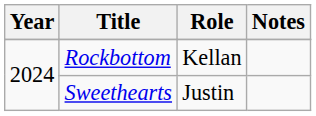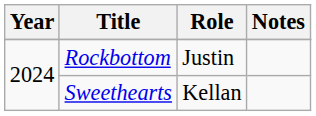(212, 57) Kellan -> (208, 57) Justin
(208, 92) Justin -> (212, 92) Kellan
